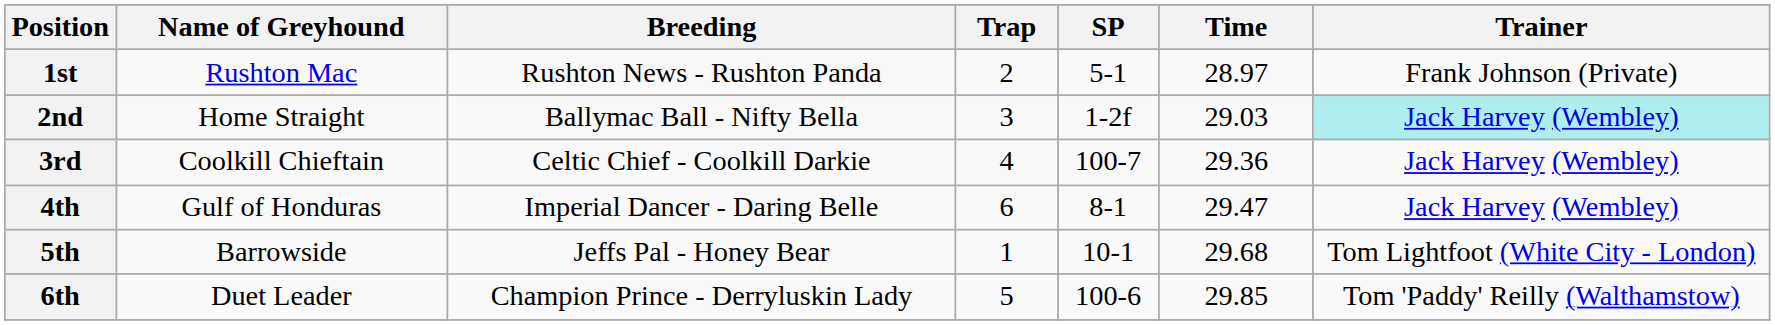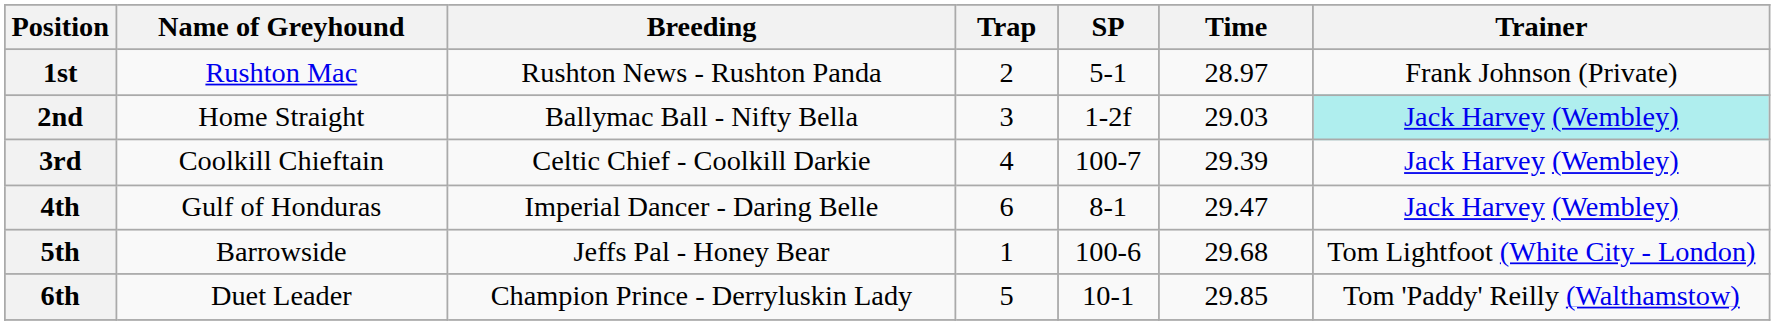(1236, 161) 29.36 -> (1236, 161) 29.39
(1108, 251) 10-1 -> (1108, 251) 100-6
(1108, 296) 100-6 -> (1108, 296) 10-1
